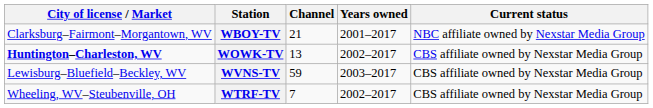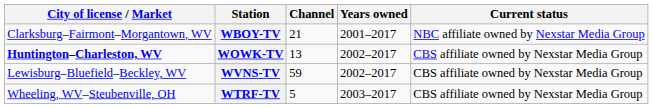(368, 73) 2003–2017 -> (368, 73) 2002–2017
(292, 93) 7 -> (292, 93) 5
(368, 93) 2002–2017 -> (368, 93) 2003–2017
